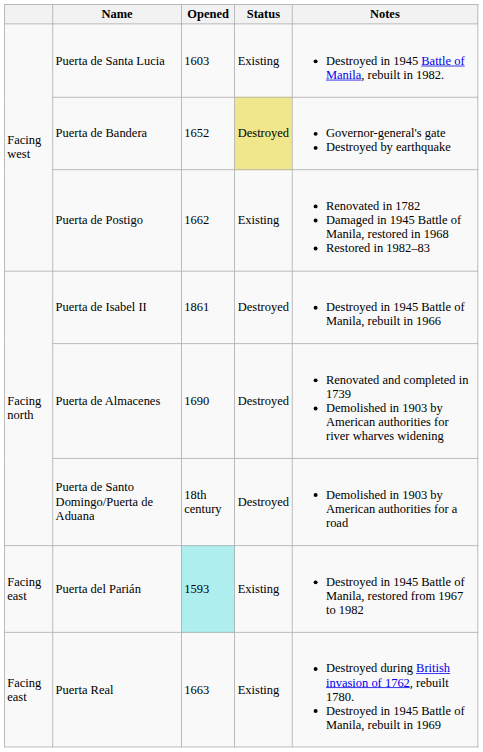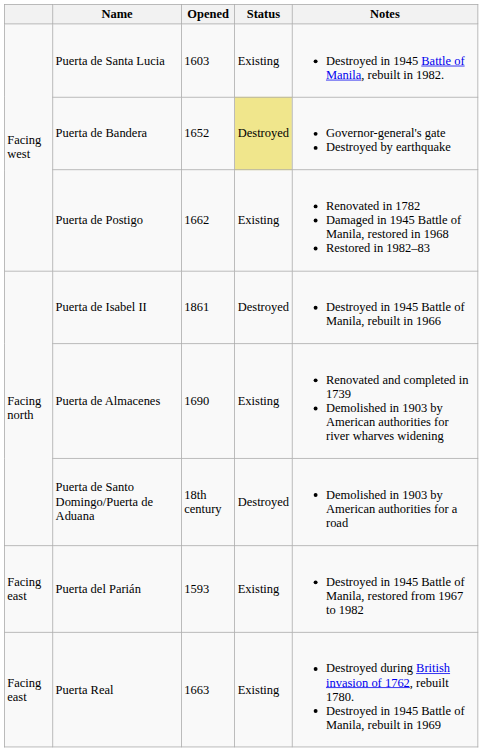(263, 401) Destroyed -> (259, 401) Existing
(197, 588) paleturquoise background -> (197, 588) no background
